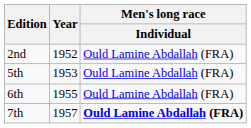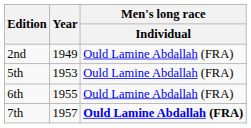(65, 53) 1952 -> (65, 53) 1949
